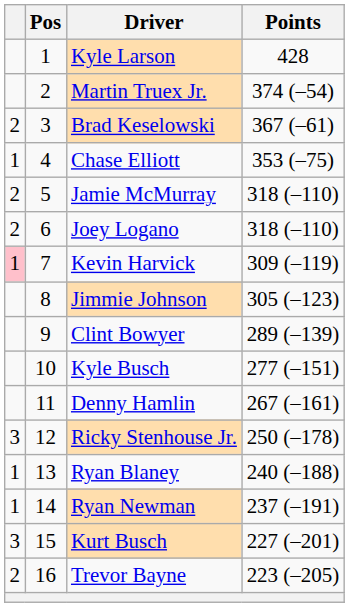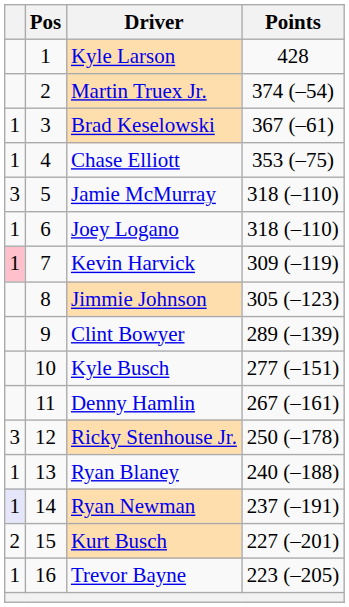(15, 125) 2 -> (15, 125) 1
(15, 194) 2 -> (15, 194) 3
(15, 229) 2 -> (15, 229) 1
(15, 506) no background -> (15, 506) lavender background
(15, 540) 3 -> (15, 540) 2
(15, 575) 2 -> (15, 575) 1
